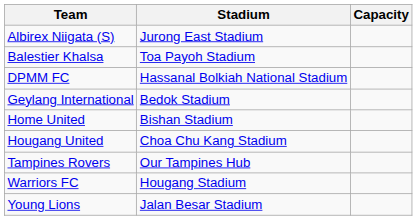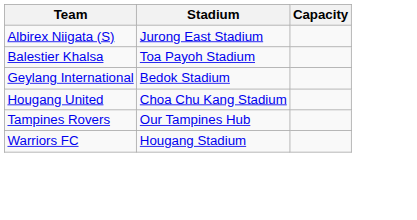- row: (38, 78)
- row: (46, 120)
- row: (44, 204)
